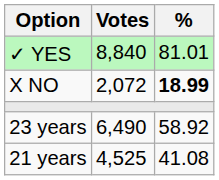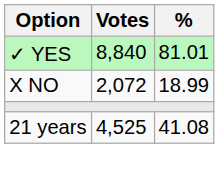(184, 85) bold -> (184, 85) normal
- row: (48, 126)
